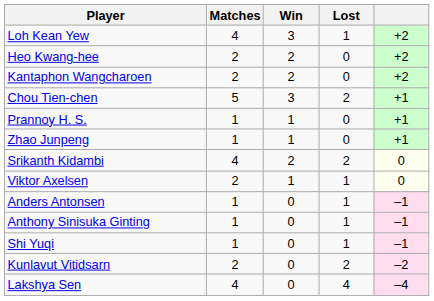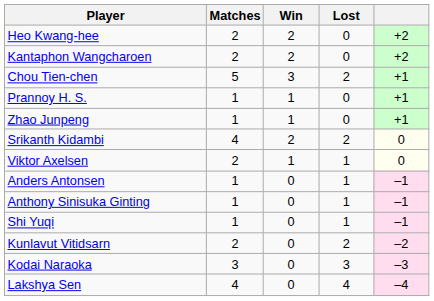- row: (48, 36)
+ row: (50, 264)
